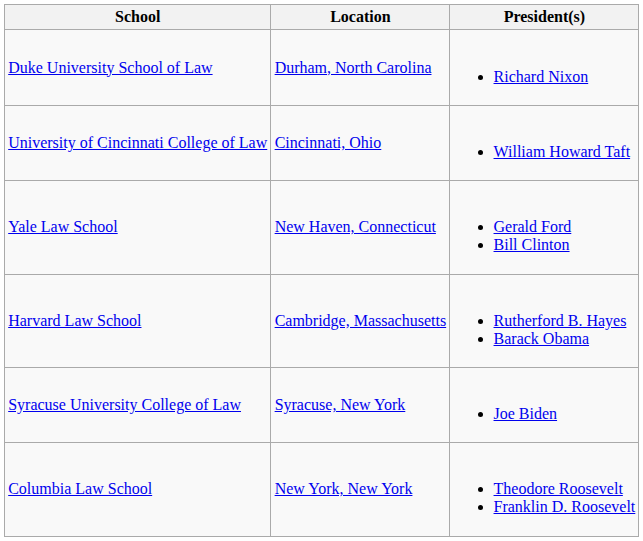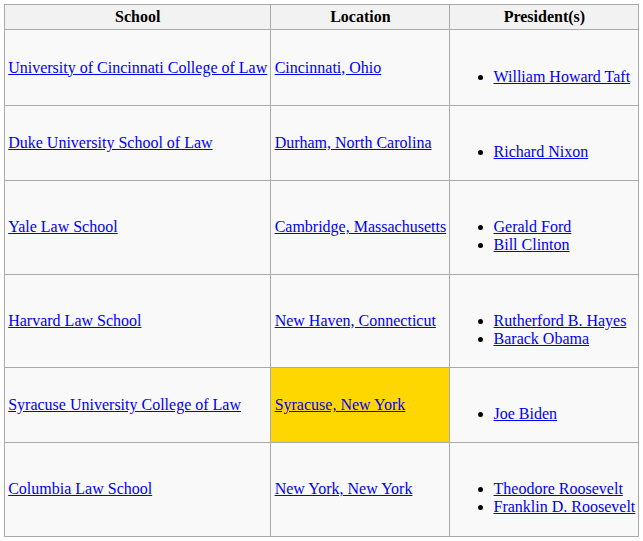rows swapped: (138, 142) <-> (110, 67)
(355, 227) New Haven, Connecticut -> (360, 227) Cambridge, Massachusetts
(360, 320) Cambridge, Massachusetts -> (355, 320) New Haven, Connecticut
(340, 405) no background -> (340, 405) gold background
